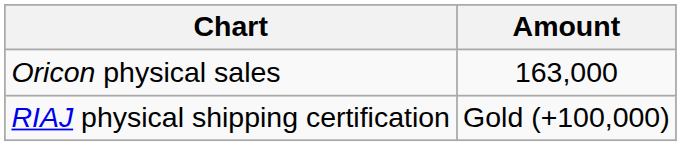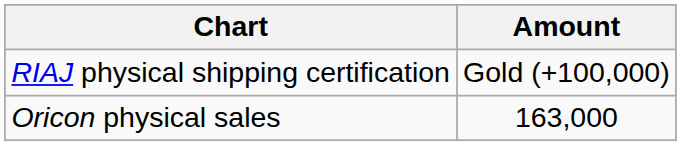rows swapped: (146, 72) <-> (231, 117)
